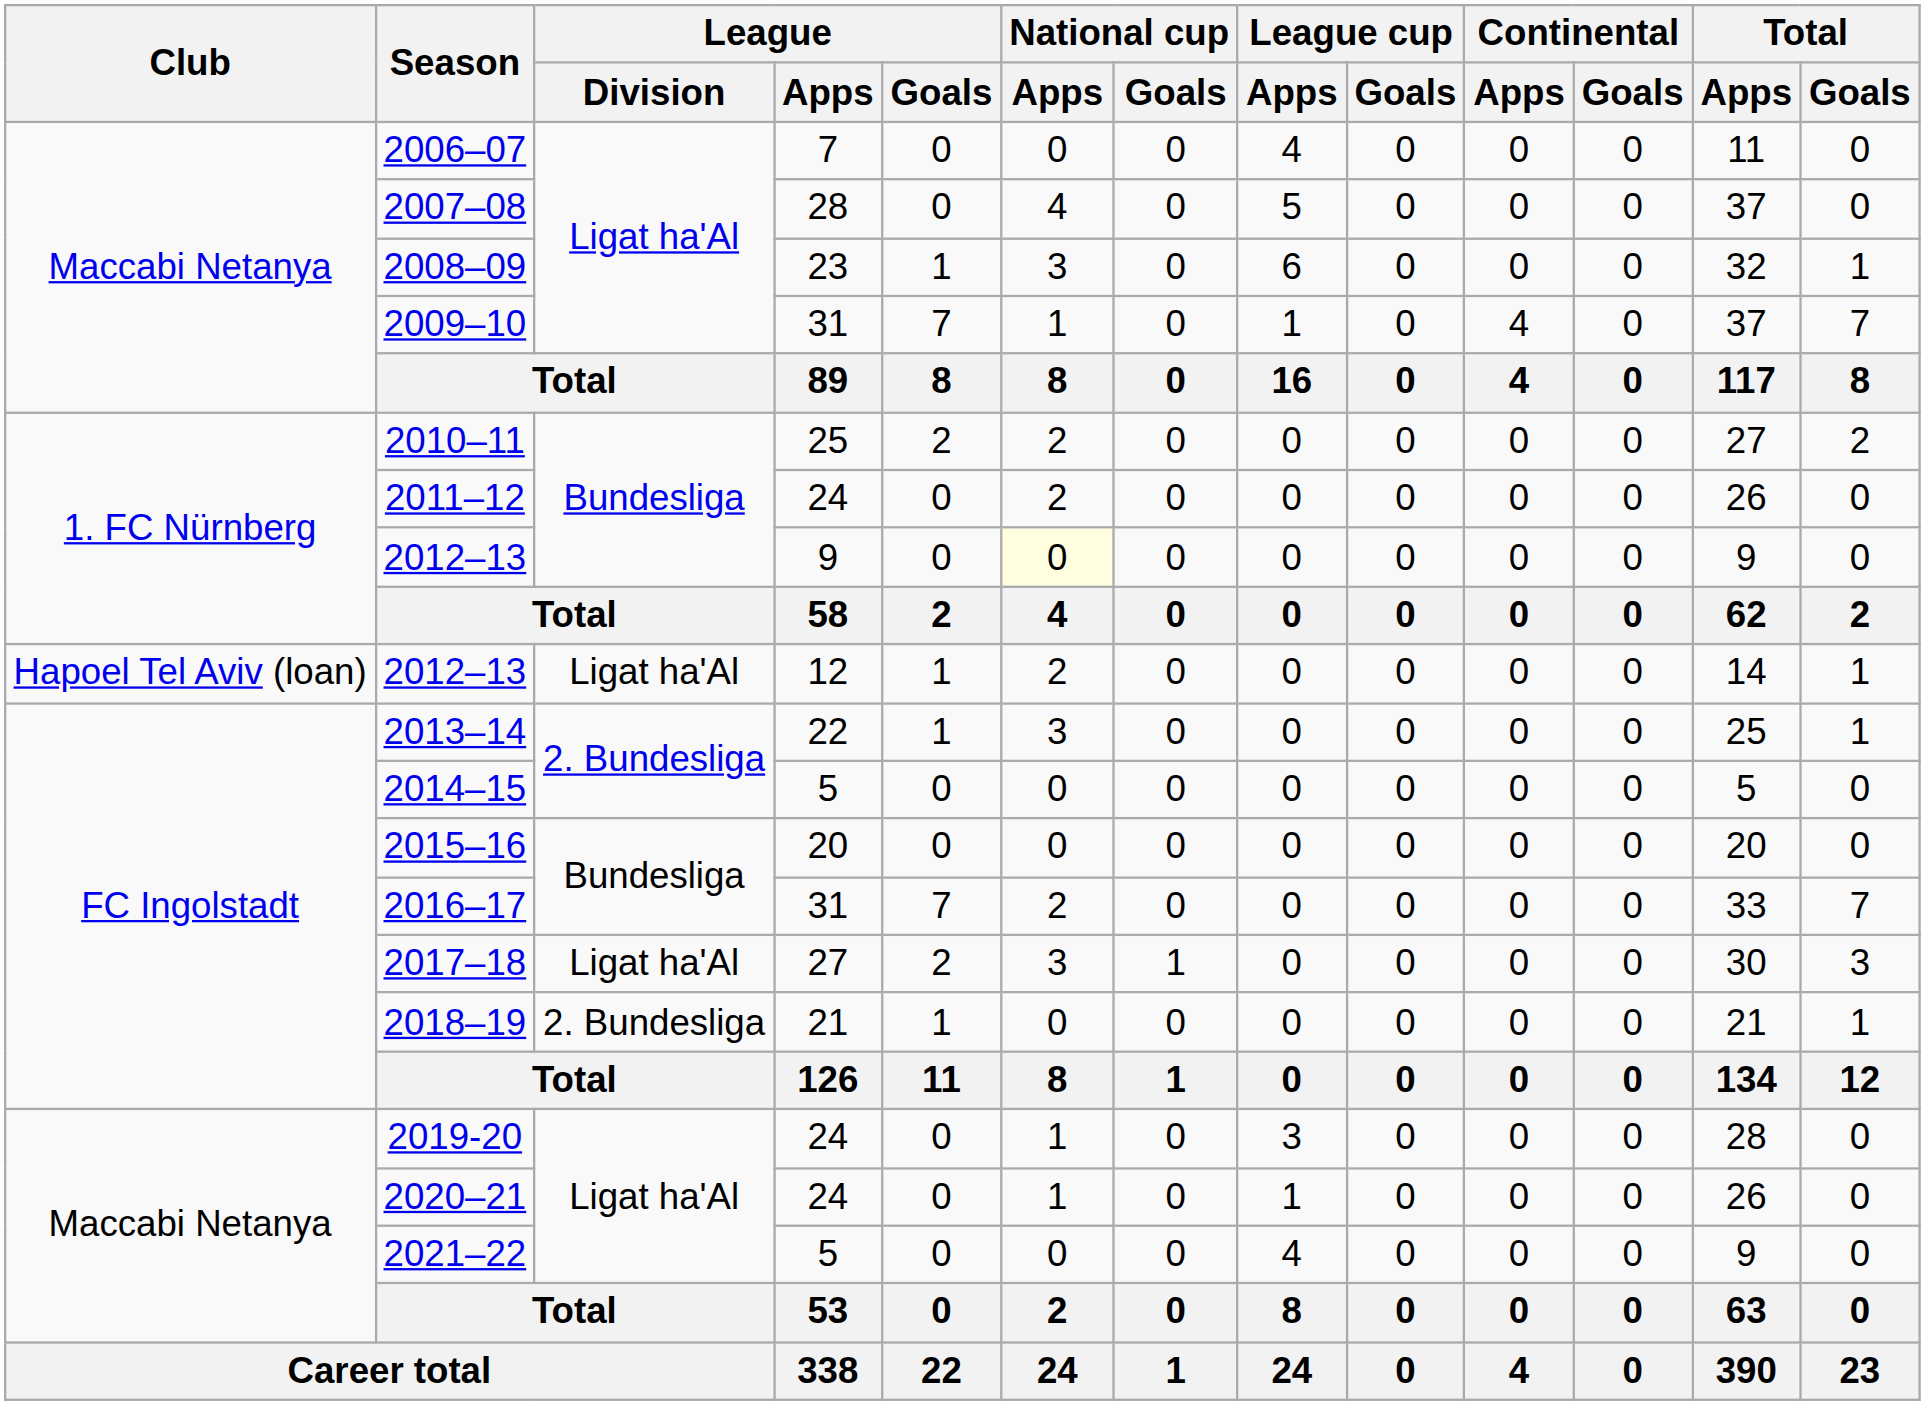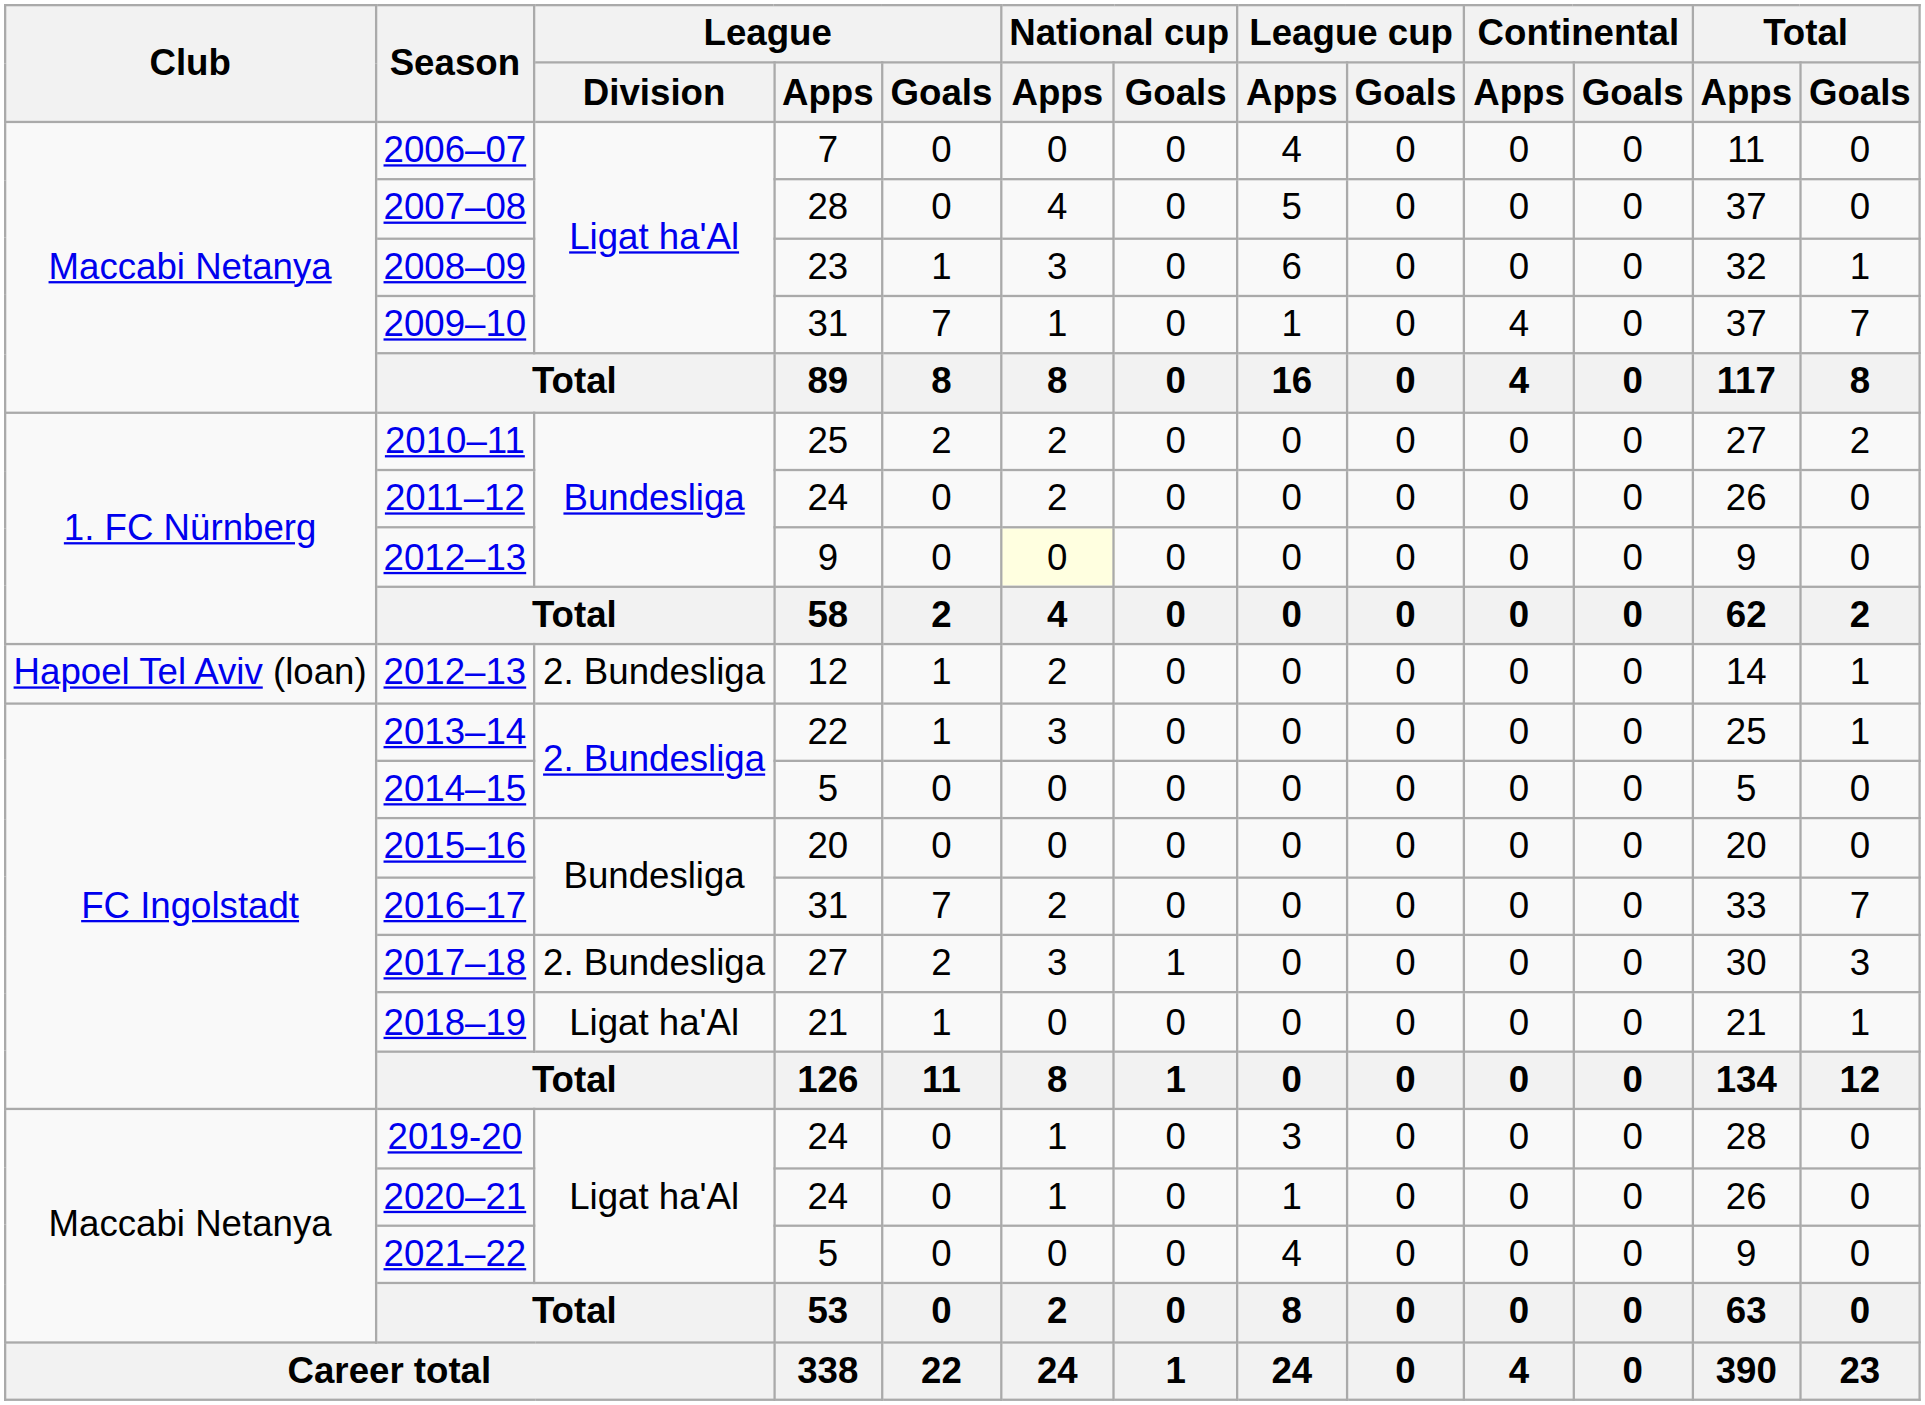(654, 672) Ligat ha'Al -> (654, 672) 2. Bundesliga
(654, 963) Ligat ha'Al -> (654, 963) 2. Bundesliga
(654, 1021) 2. Bundesliga -> (654, 1021) Ligat ha'Al
